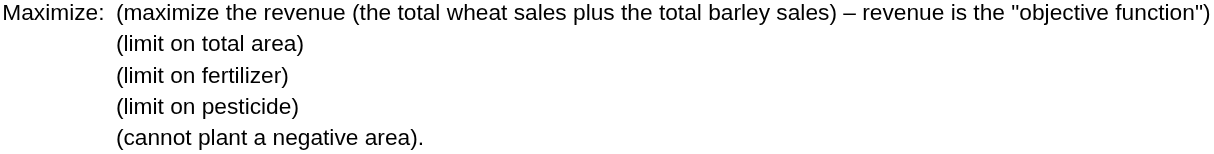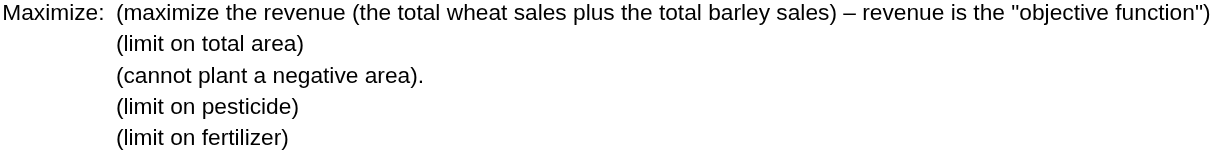rows swapped: (202, 75) <-> (270, 137)
